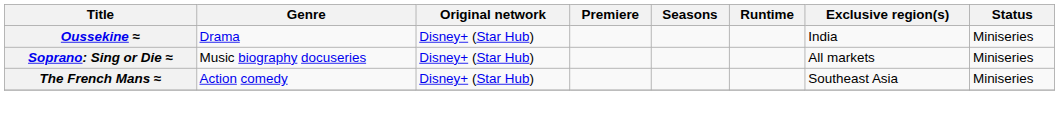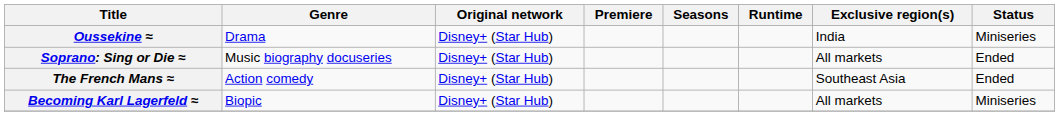(1003, 57) Miniseries -> (995, 57) Ended
(1003, 79) Miniseries -> (995, 79) Ended
+ row: (113, 100)
